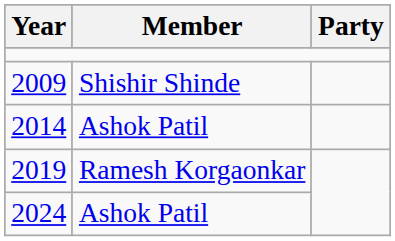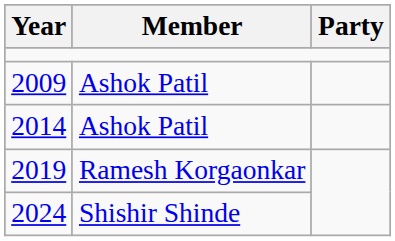(160, 82) Shishir Shinde -> (144, 82) Ashok Patil
(144, 213) Ashok Patil -> (160, 213) Shishir Shinde
